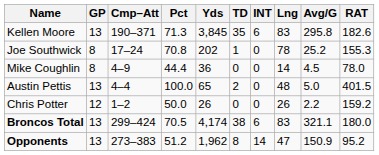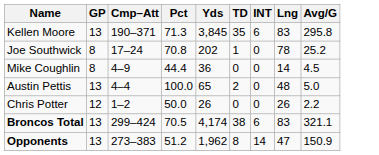- column: (357, 13)
